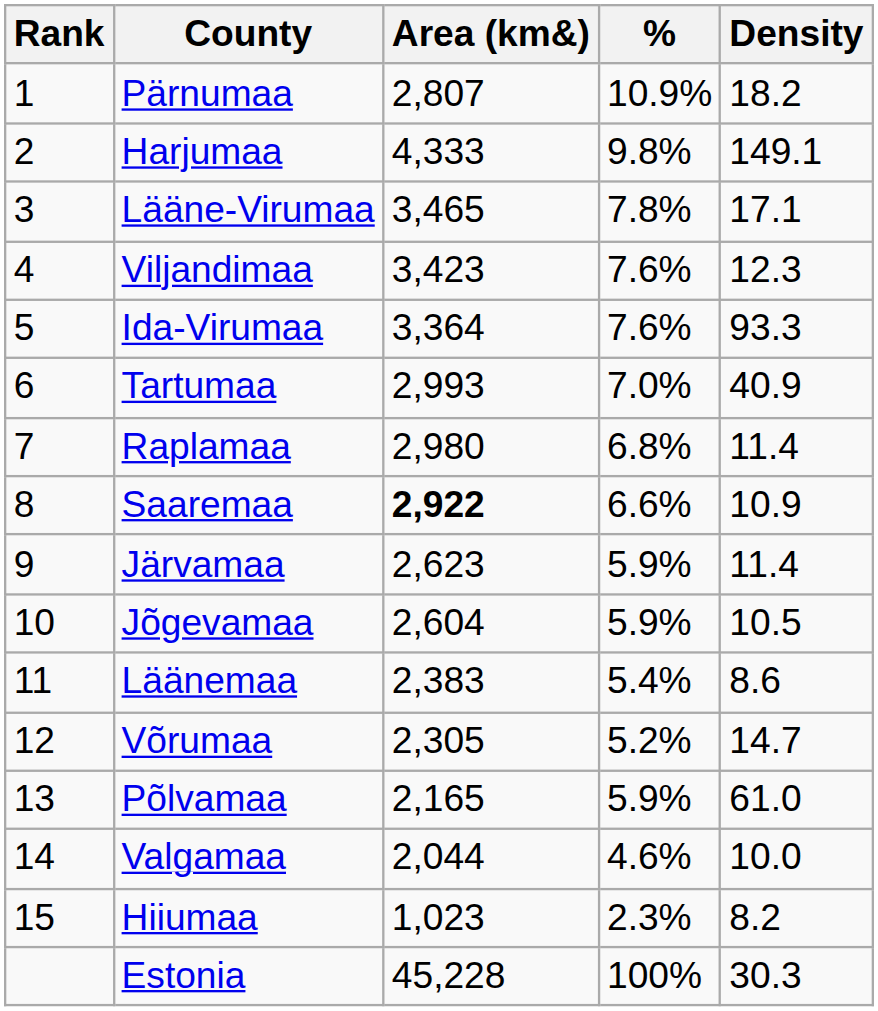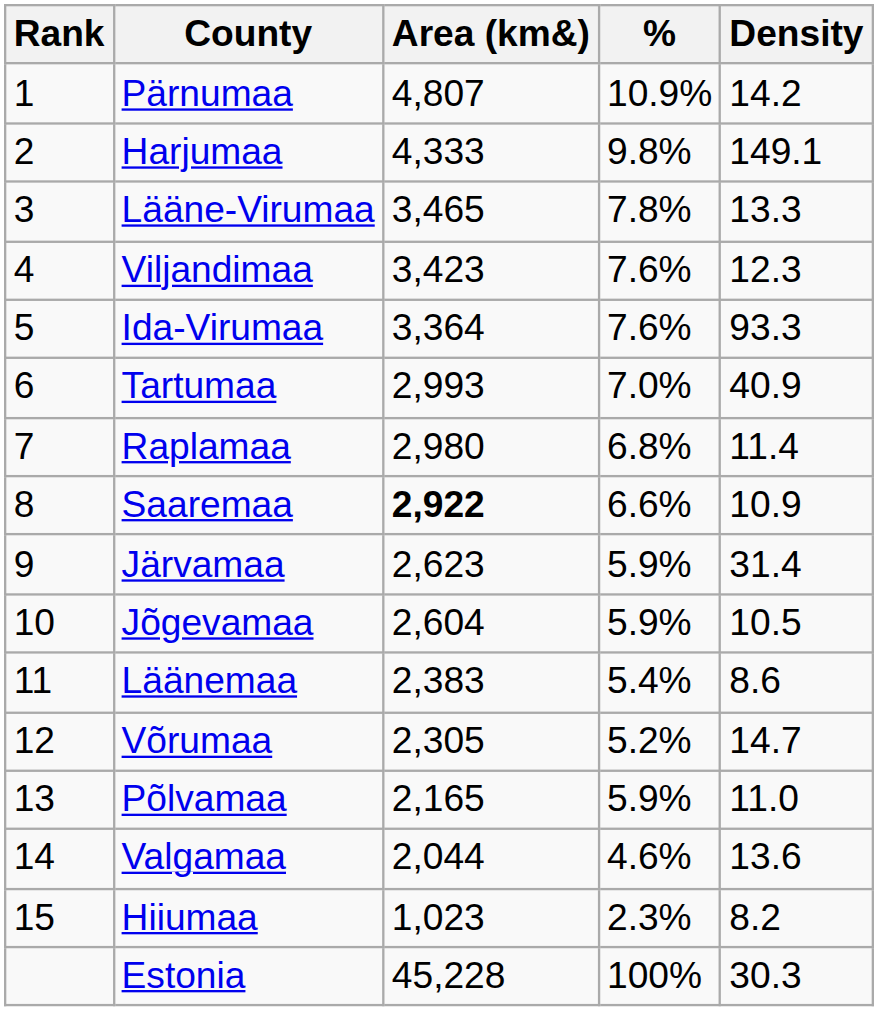(438, 92) 2,807 -> (438, 92) 4,807
(765, 92) 18.2 -> (765, 92) 14.2
(765, 210) 17.1 -> (765, 210) 13.3
(764, 563) 11.4 -> (765, 563) 31.4
(765, 799) 61.0 -> (764, 799) 11.0
(765, 858) 10.0 -> (765, 858) 13.6
